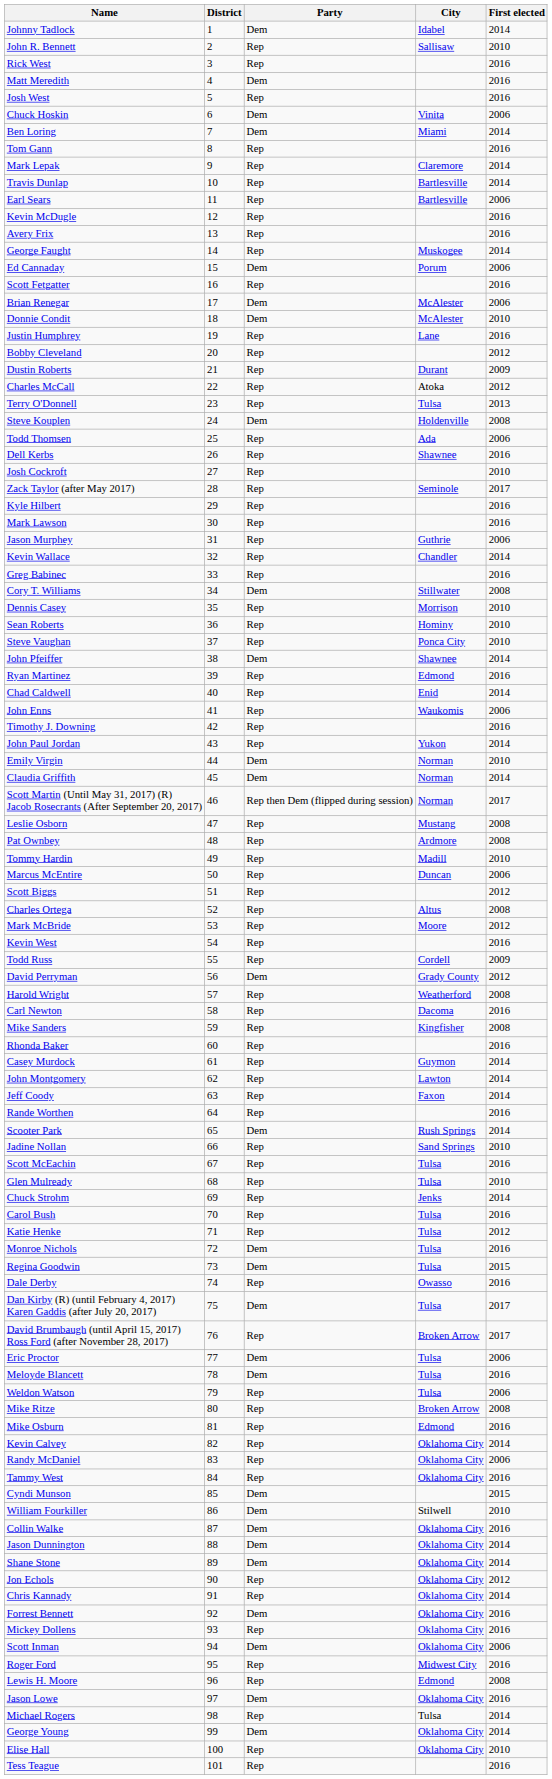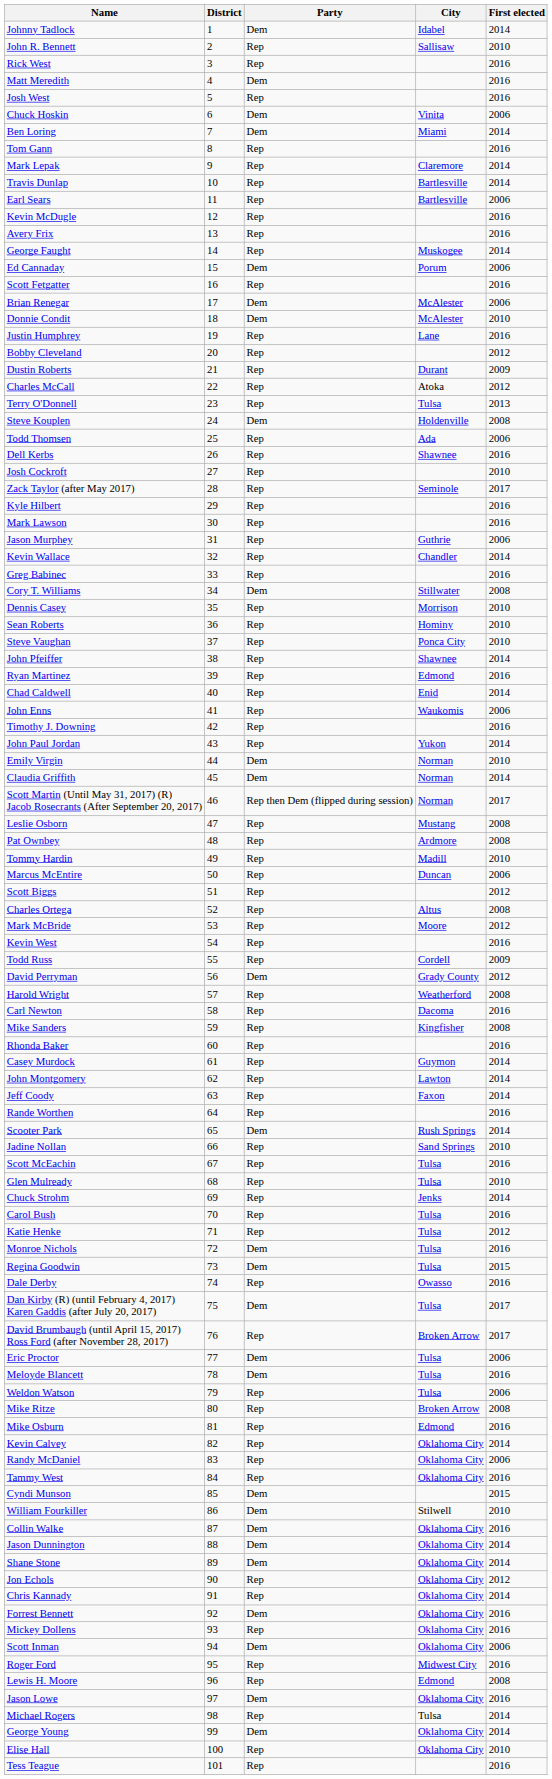(257, 659) Dem -> (255, 659) Rep
